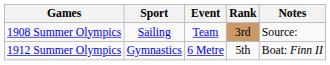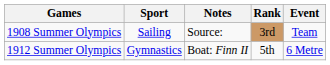columns swapped: (205, 13) <-> (292, 13)
